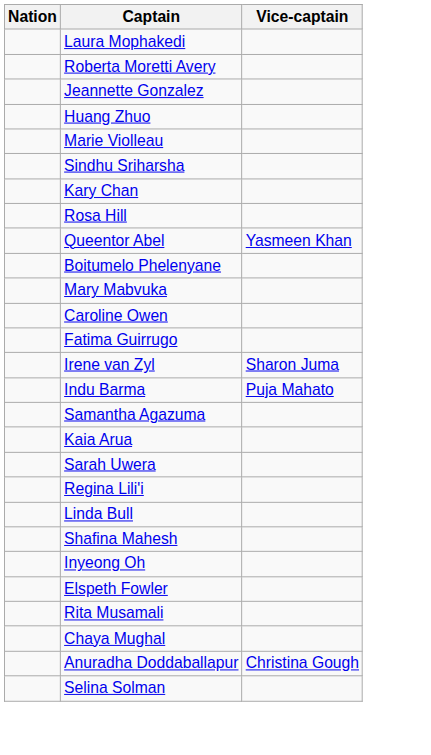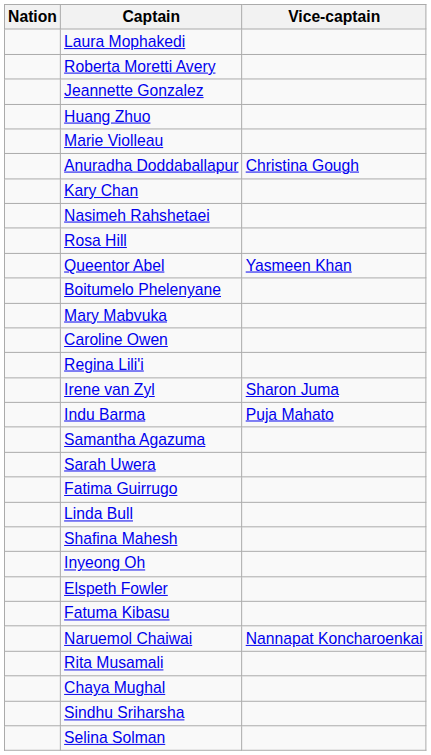rows swapped: (151, 663) <-> (124, 166)
+ row: (137, 215)
rows swapped: (121, 340) <-> (104, 489)
- row: (98, 439)
+ row: (117, 613)
+ row: (128, 638)
